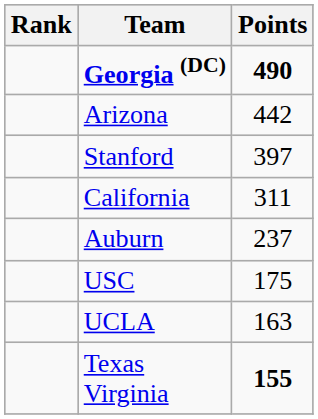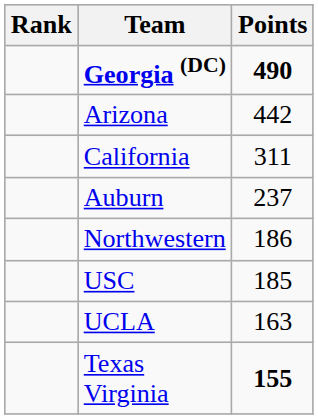- row: (129, 156)
+ row: (155, 239)
(273, 280) 175 -> (273, 280) 185
